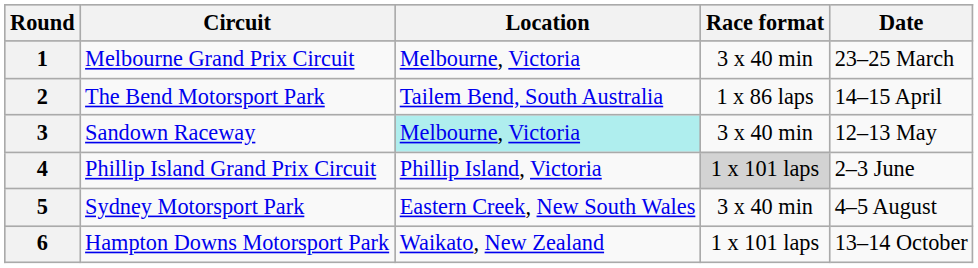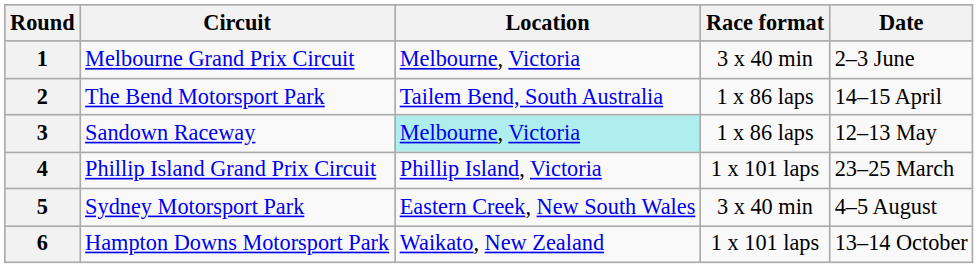(894, 59) 23–25 March -> (875, 59) 2–3 June
(765, 132) 3 x 40 min -> (765, 132) 1 x 86 laps
(765, 169) lightgrey background -> (765, 169) no background
(875, 169) 2–3 June -> (894, 169) 23–25 March
